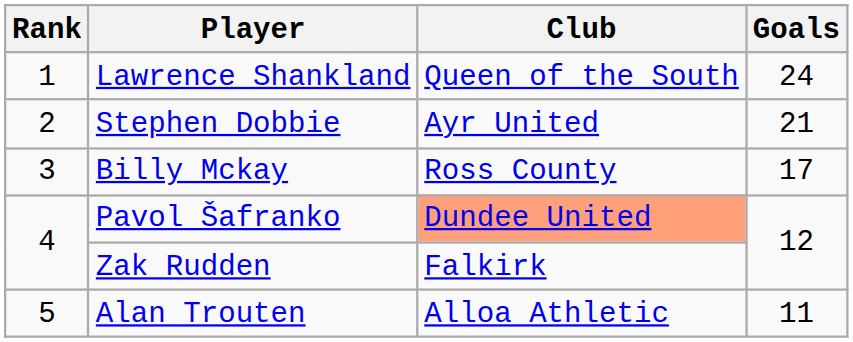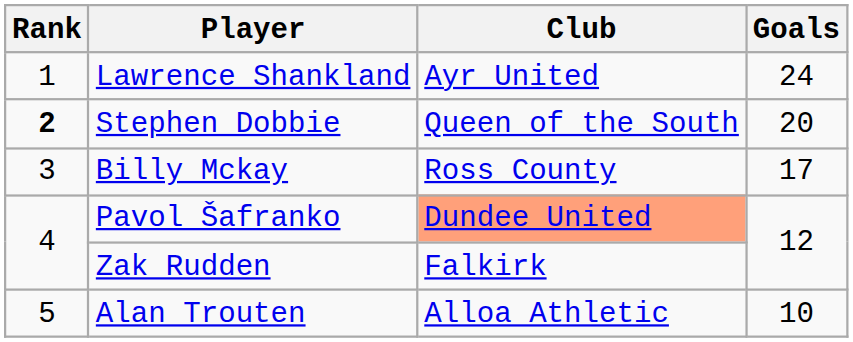(582, 76) Queen of the South -> (512, 76) Ayr United
(47, 124) normal -> (47, 124) bold
(512, 124) Ayr United -> (582, 124) Queen of the South
(796, 124) 21 -> (796, 124) 20
(796, 314) 11 -> (796, 314) 10
